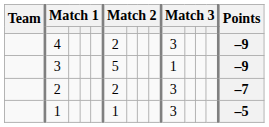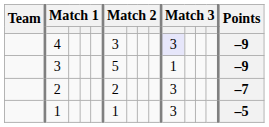(115, 44) 2 -> (115, 44) 3
(173, 44) no background -> (173, 44) lavender background
